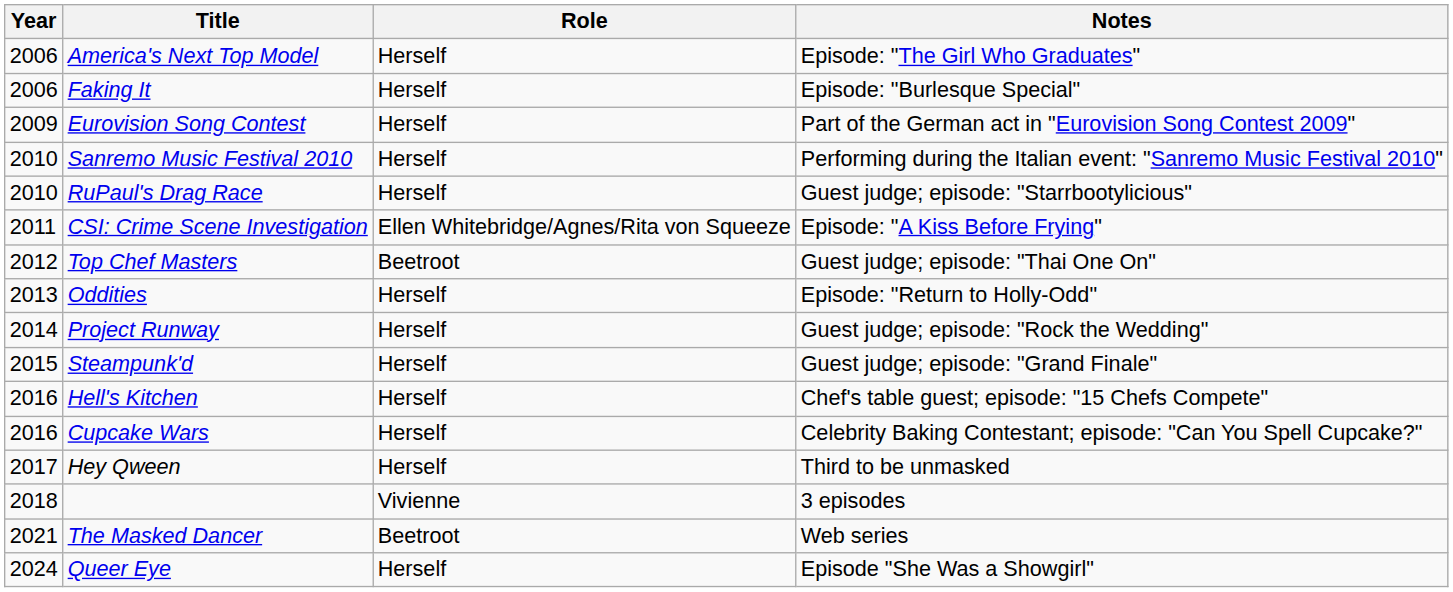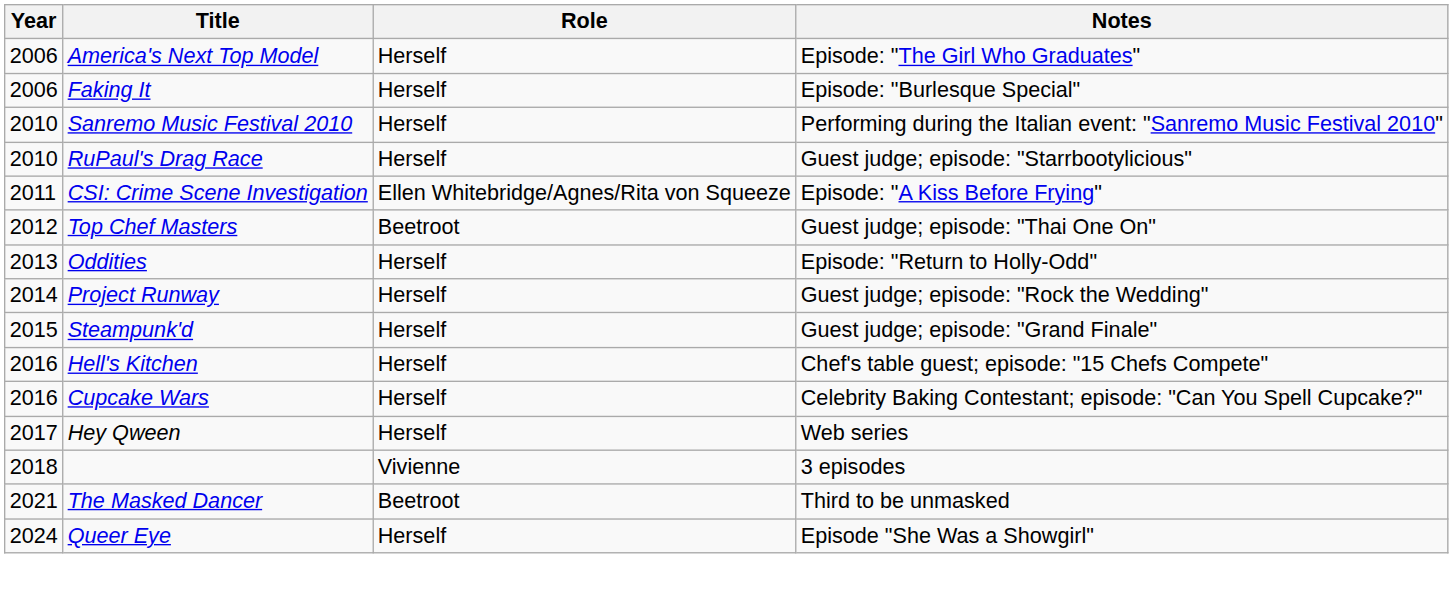- row: (187, 124)
(905, 466) Third to be unmasked -> (855, 432) Web series
(855, 535) Web series -> (905, 501) Third to be unmasked
